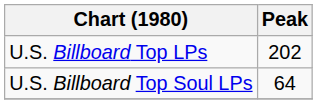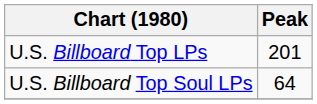(285, 51) 202 -> (285, 51) 201
